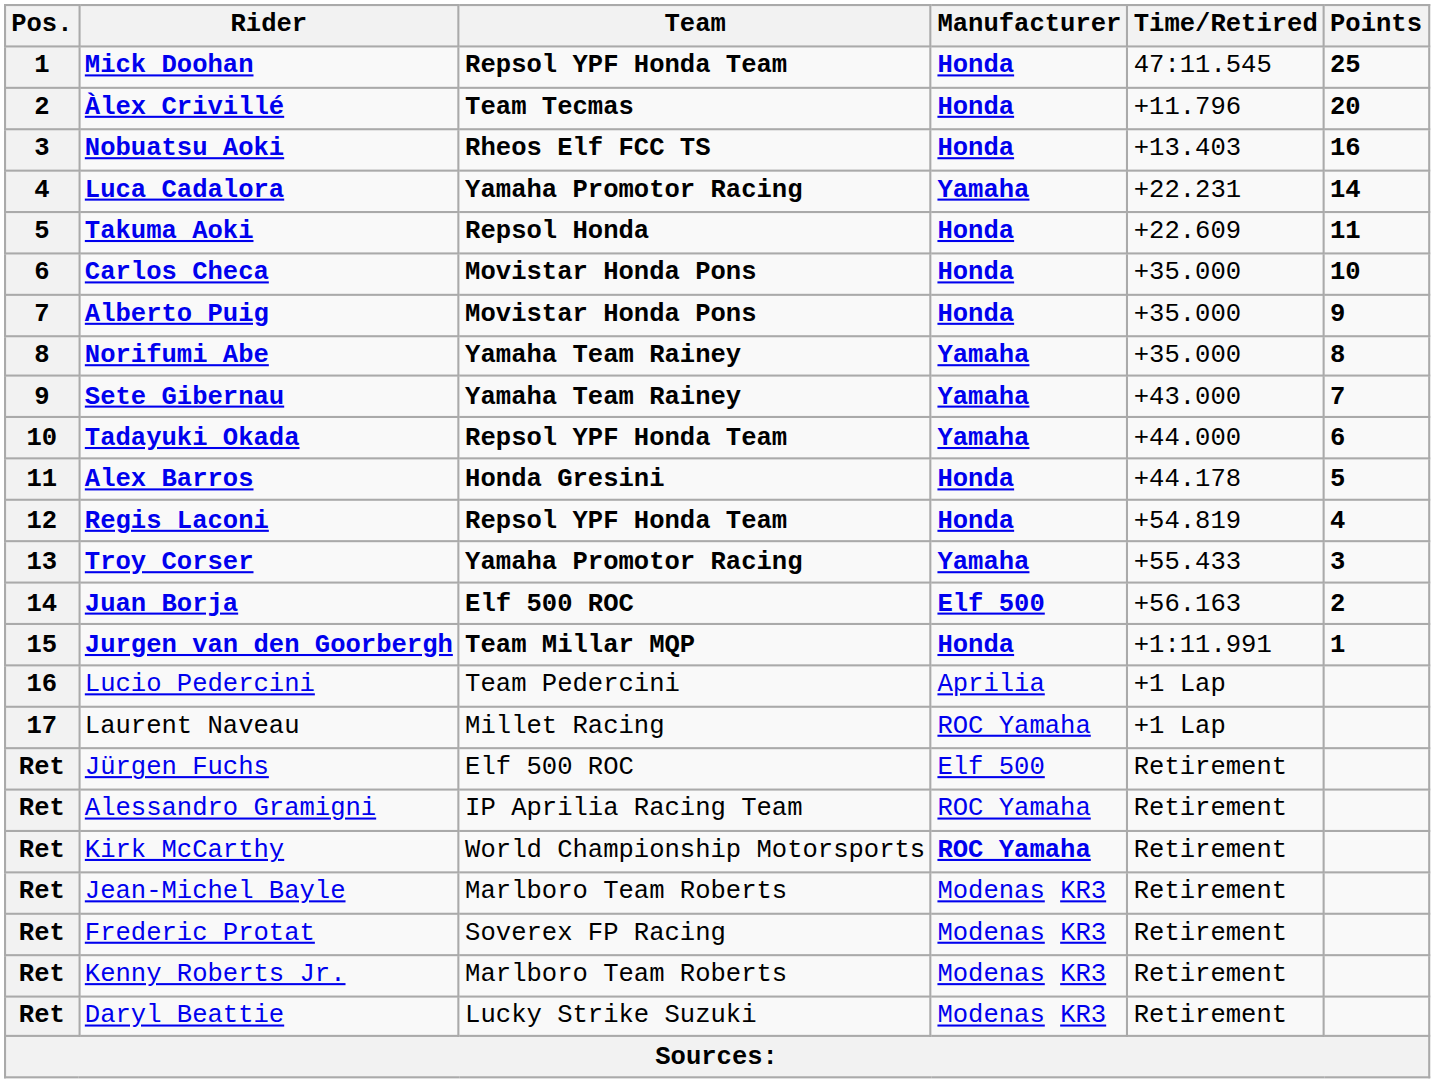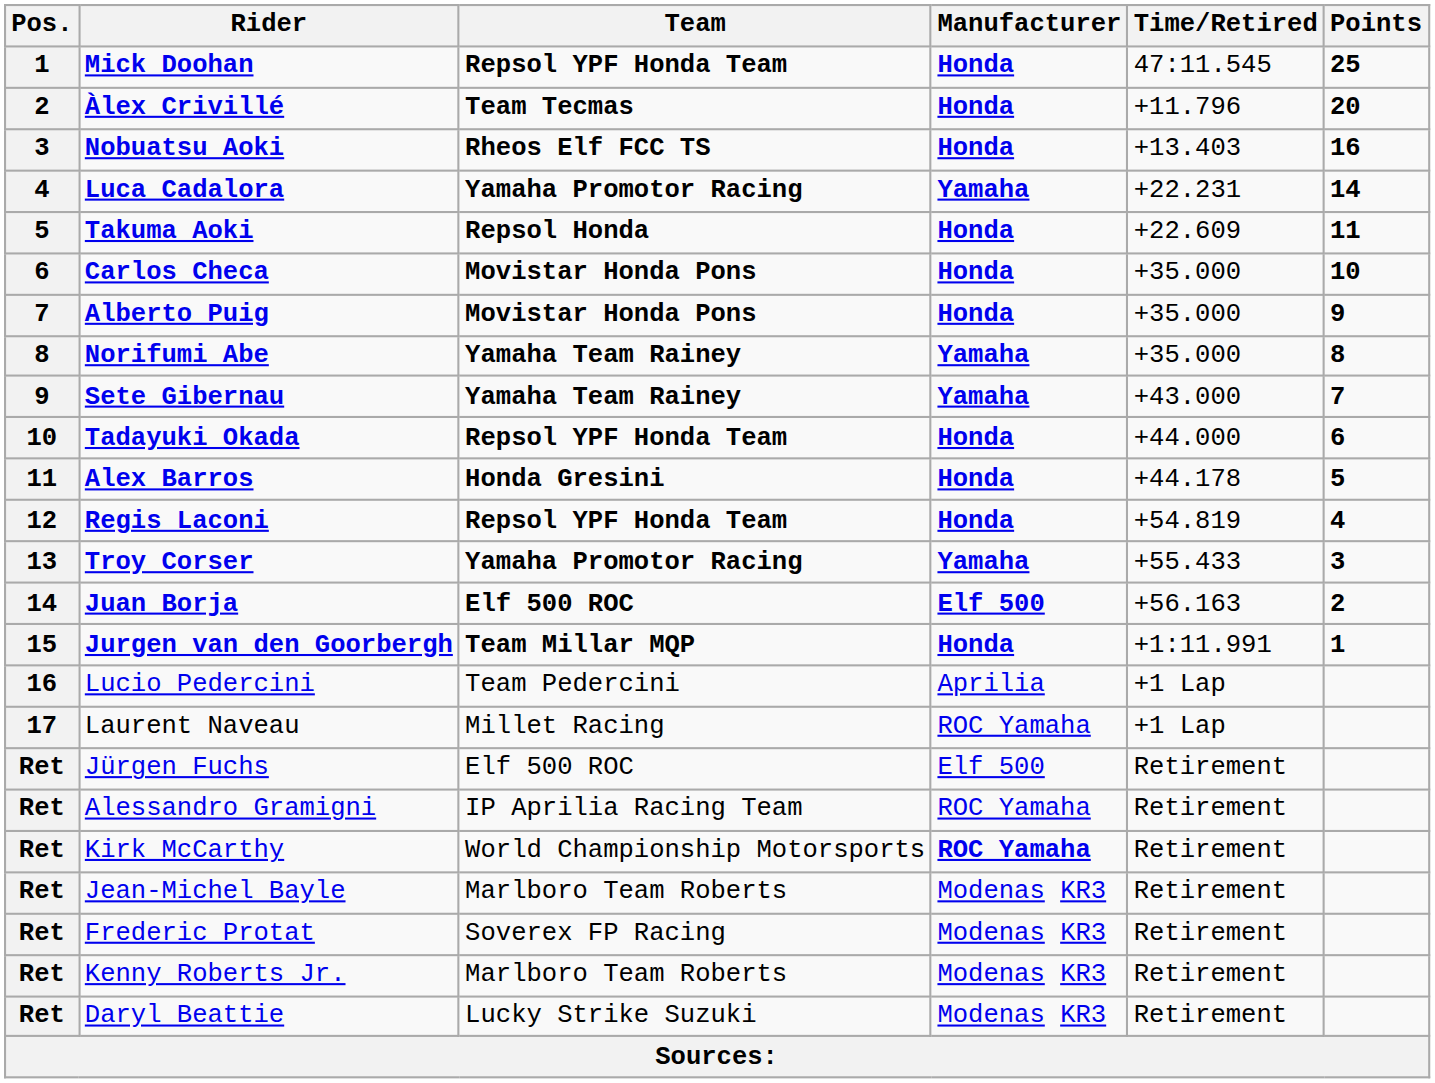(983, 439) Yamaha -> (976, 439) Honda
